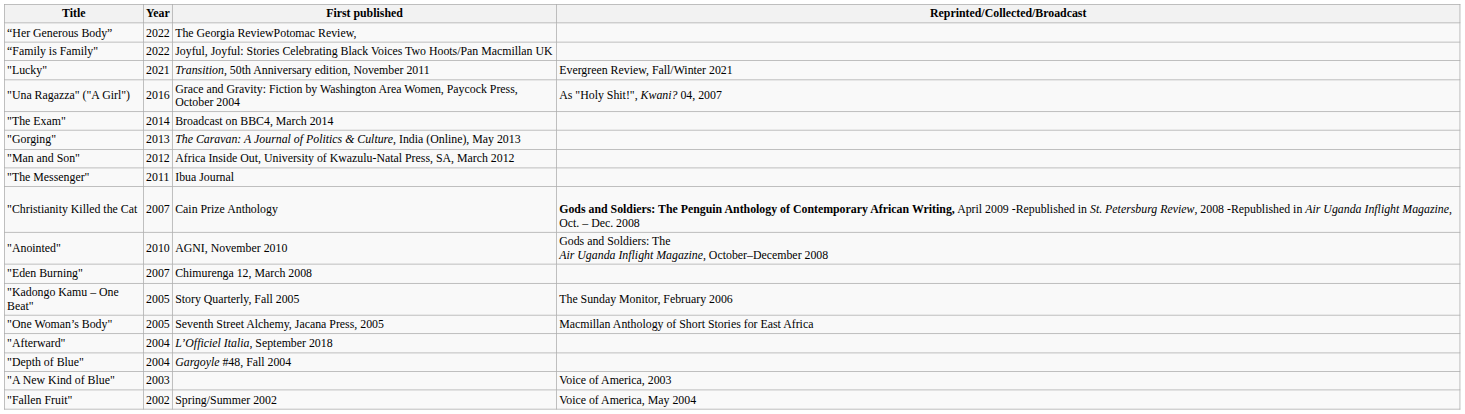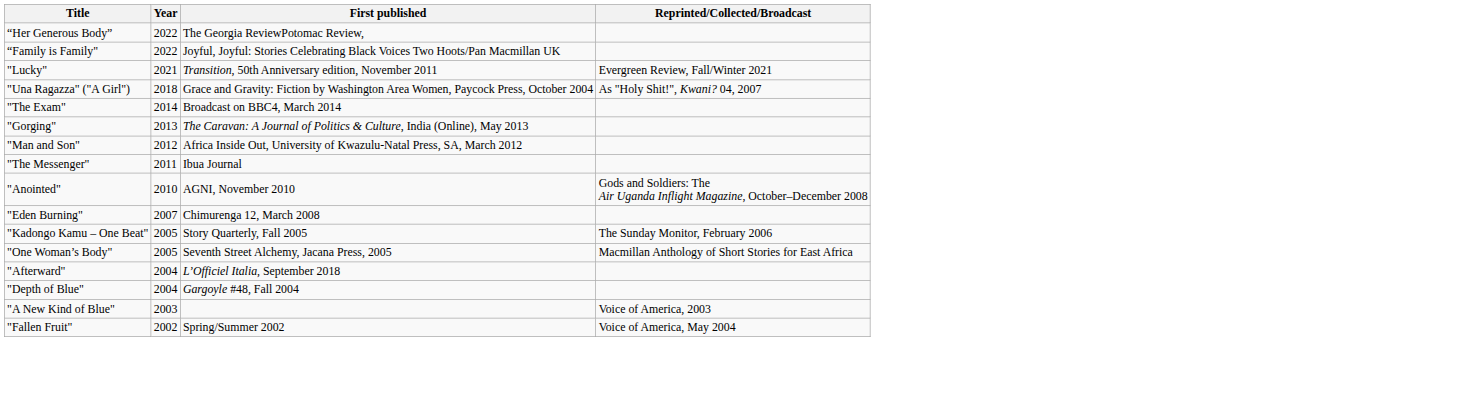(158, 95) 2016 -> (166, 88) 2018
- row: (72, 209)
